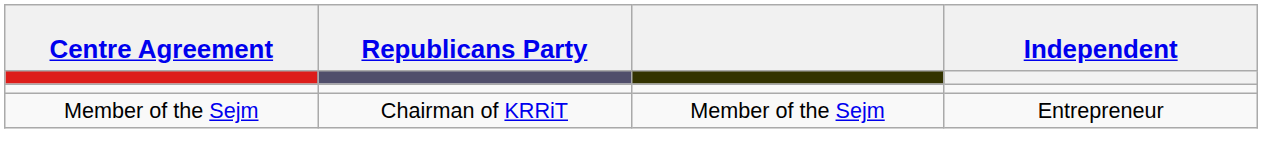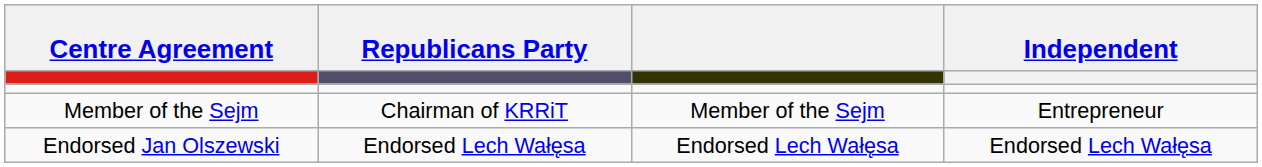+ row: (161, 145)
